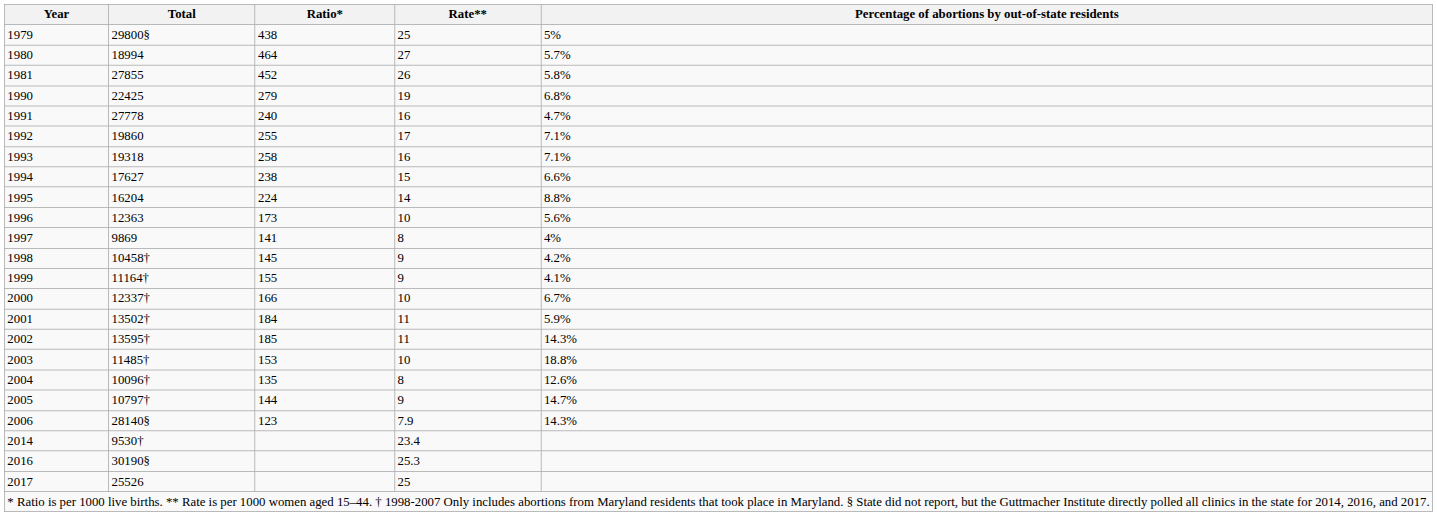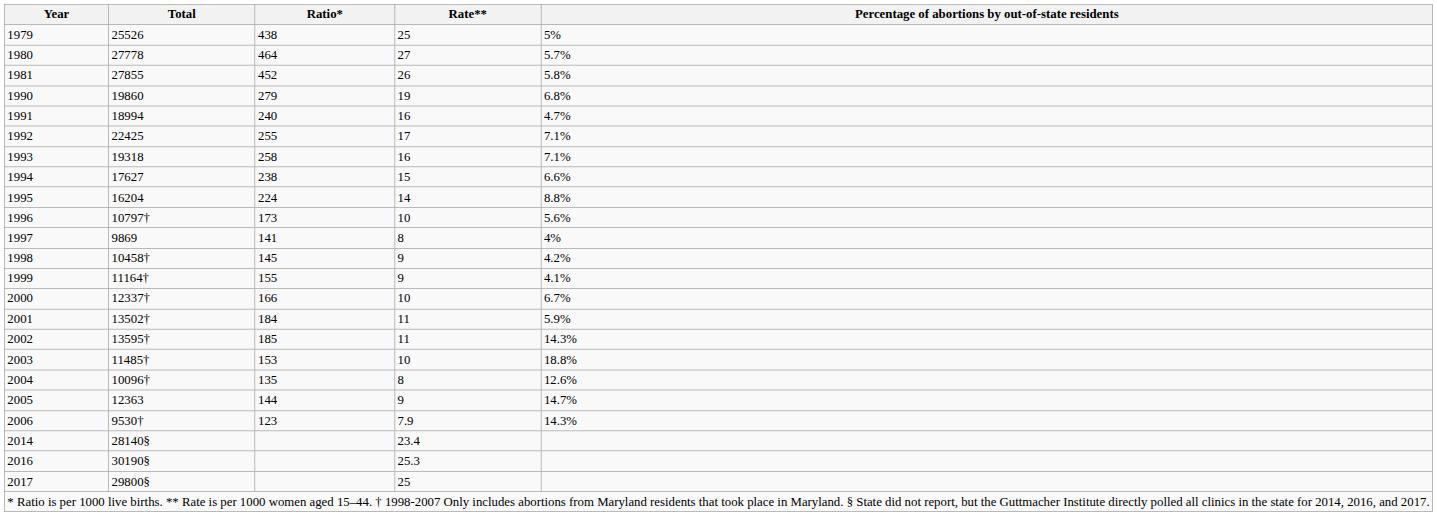(131, 34) 29800§ -> (128, 34) 25526
(128, 55) 18994 -> (128, 55) 27778
(128, 95) 22425 -> (128, 95) 19860
(128, 116) 27778 -> (128, 116) 18994
(128, 136) 19860 -> (128, 136) 22425
(128, 217) 12363 -> (131, 217) 10797†
(131, 400) 10797† -> (128, 400) 12363
(131, 420) 28140§ -> (128, 420) 9530†
(128, 440) 9530† -> (131, 440) 28140§
(128, 481) 25526 -> (131, 481) 29800§
